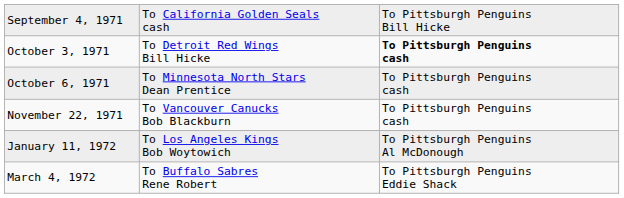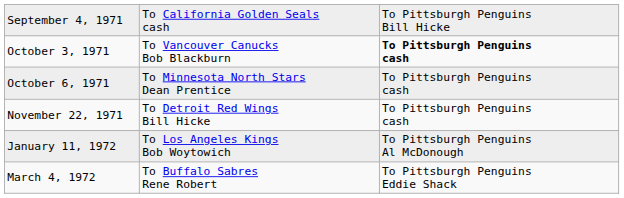(210, 52) To Detroit Red Wings Bill Hicke -> (210, 52) To Vancouver Canucks Bob Blackburn
(210, 115) To Vancouver Canucks Bob Blackburn -> (210, 115) To Detroit Red Wings Bill Hicke
